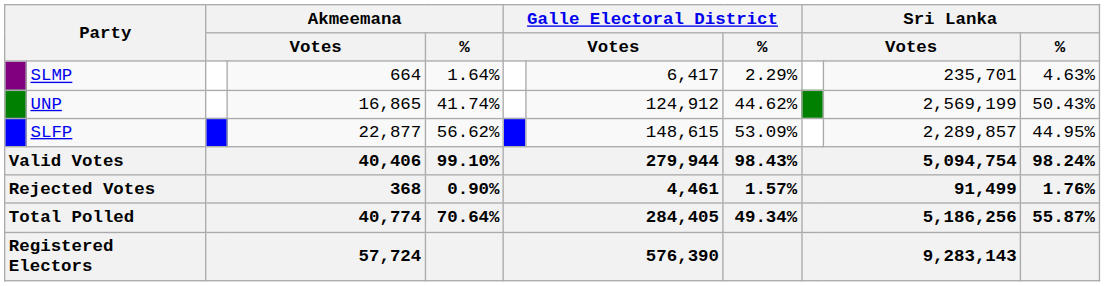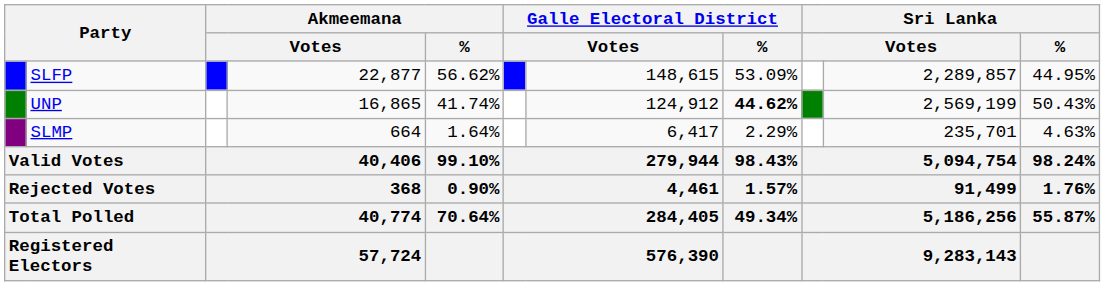rows swapped: (51, 132) <-> (51, 76)
(766, 104) normal -> (766, 104) bold
